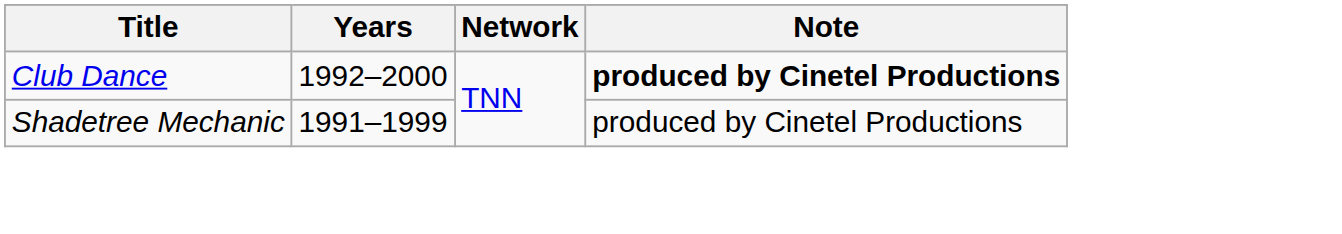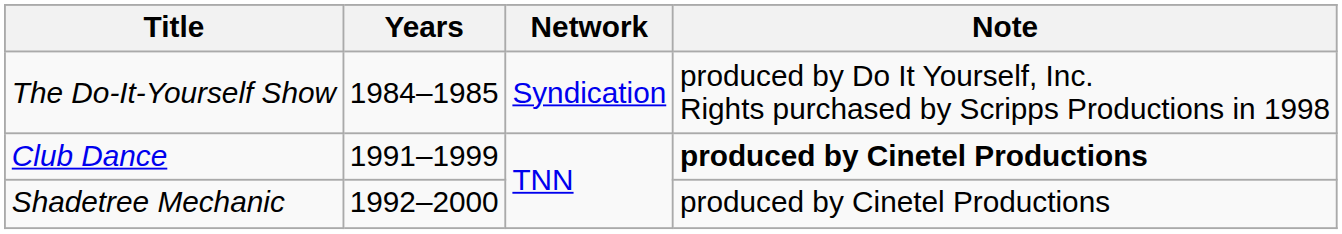+ row: (174, 92)
(373, 75) 1992–2000 -> (424, 155) 1991–1999
(373, 122) 1991–1999 -> (424, 203) 1992–2000
